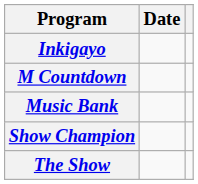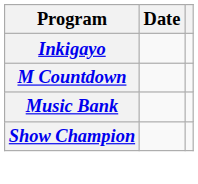- row: (72, 164)
